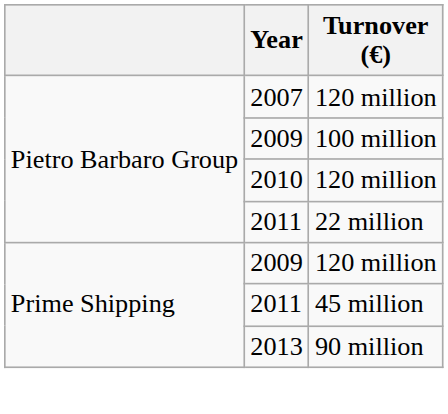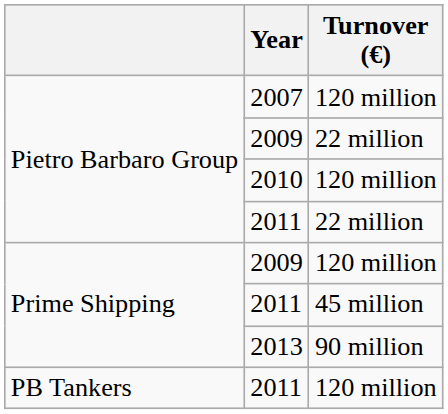(376, 138) 100 million -> (369, 138) 22 million
+ row: (71, 387)
